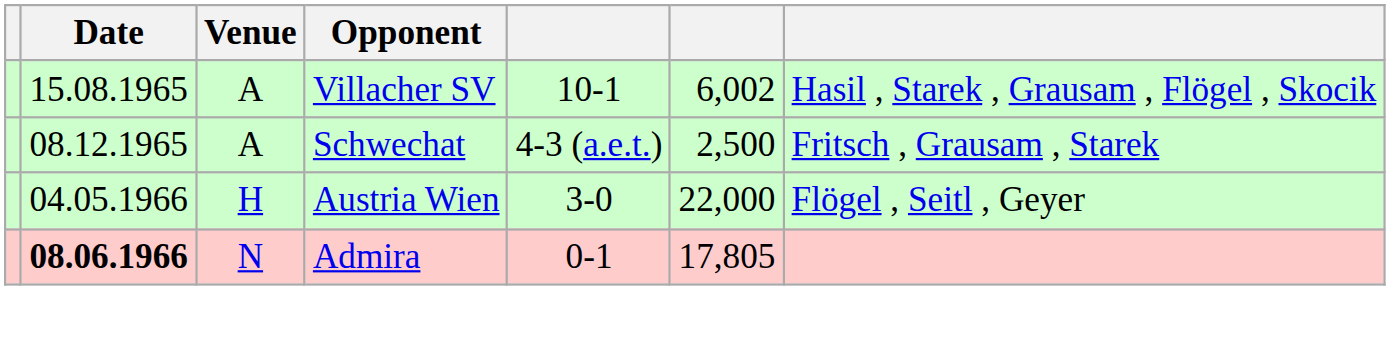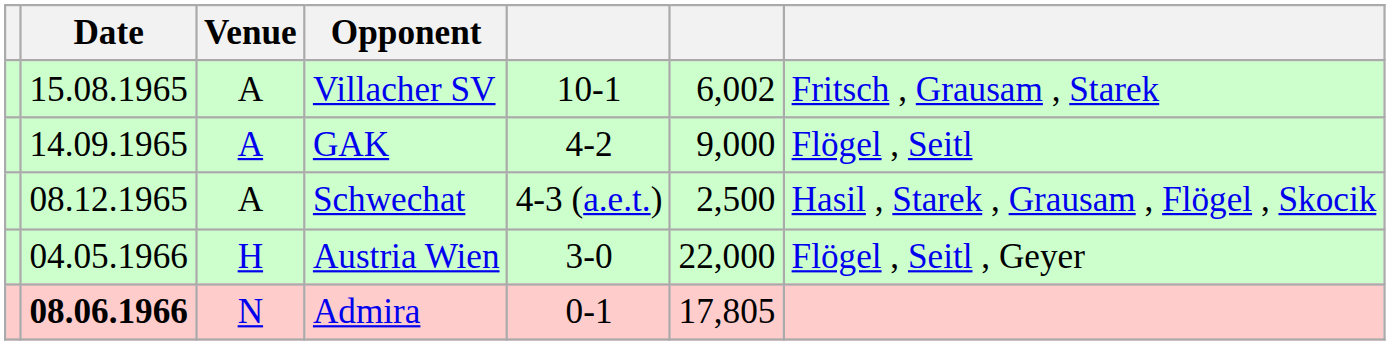(1084, 88) Hasil , Starek , Grausam , Flögel , Skocik -> (975, 88) Fritsch , Grausam , Starek
+ row: (351, 144)
(975, 144) Fritsch , Grausam , Starek -> (1084, 199) Hasil , Starek , Grausam , Flögel , Skocik
